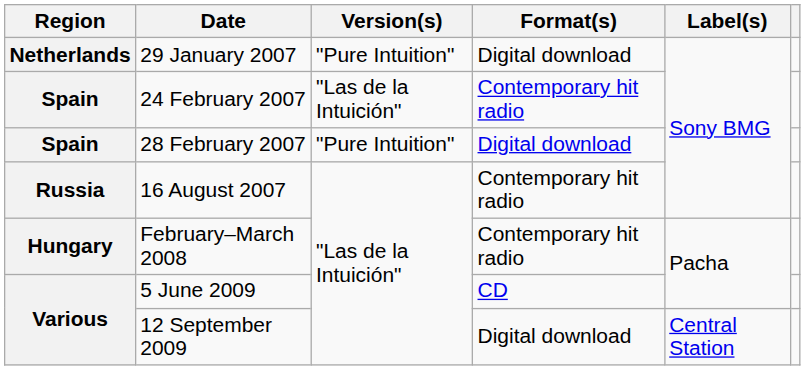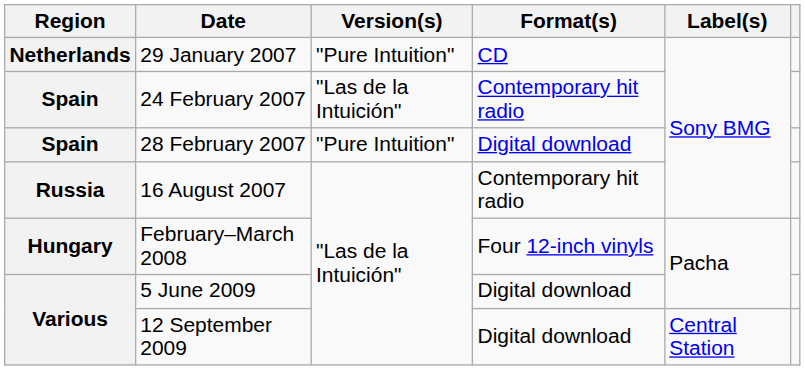(554, 54) Digital download -> (493, 54) CD
(558, 246) Contemporary hit radio -> (565, 246) Four 12-inch vinyls
(493, 291) CD -> (554, 291) Digital download
